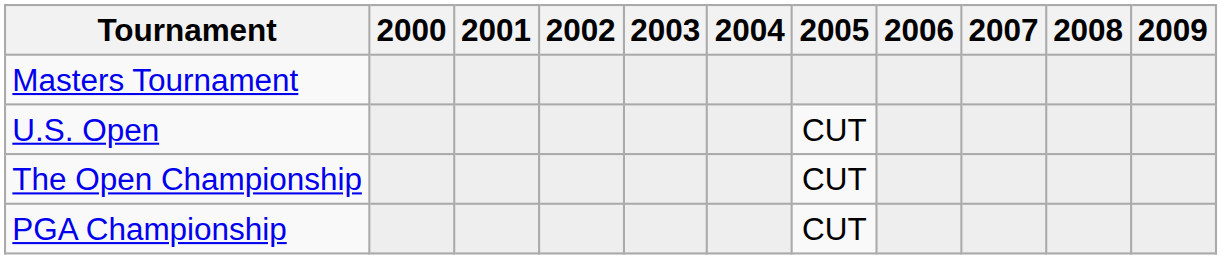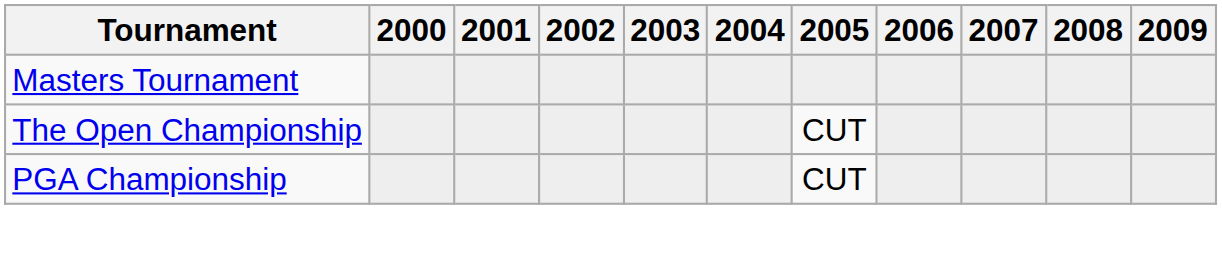- row: (86, 130)
